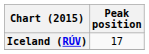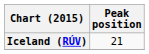(117, 41) 17 -> (117, 41) 21
